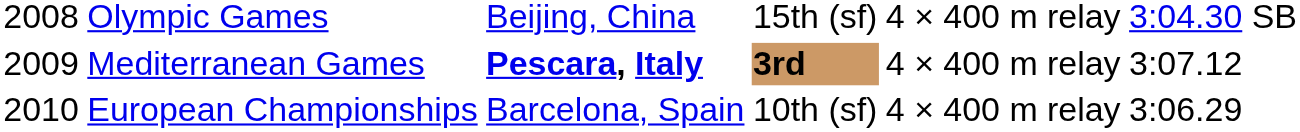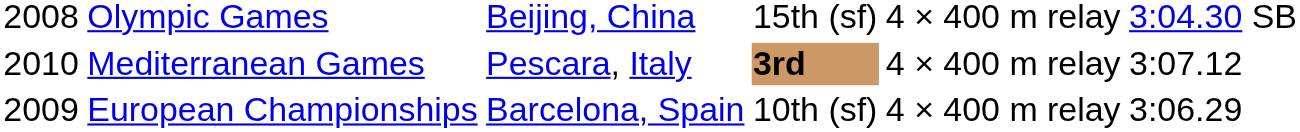(41, 63) 2009 -> (41, 63) 2010
(595, 63) bold -> (589, 63) normal
(41, 110) 2010 -> (41, 110) 2009
